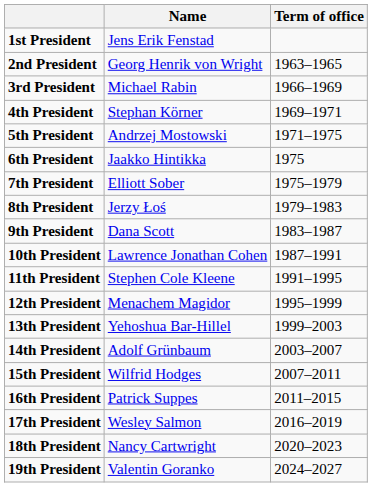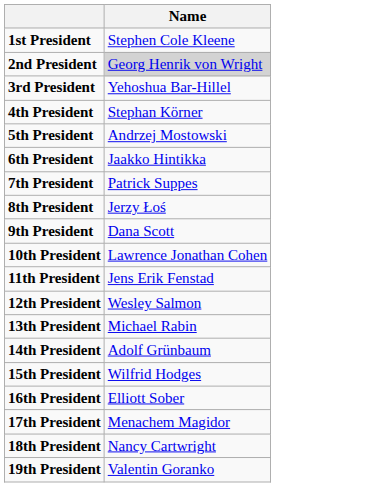- column: (319, 16)
(161, 40) Jens Erik Fenstad -> (171, 40) Stephen Cole Kleene
(185, 64) no background -> (185, 64) lightgrey background
(152, 87) Michael Rabin -> (169, 87) Yehoshua Bar-Hillel
(146, 183) Elliott Sober -> (153, 183) Patrick Suppes
(171, 278) Stephen Cole Kleene -> (161, 278) Jens Erik Fenstad
(169, 302) Menachem Magidor -> (155, 302) Wesley Salmon
(169, 326) Yehoshua Bar-Hillel -> (152, 326) Michael Rabin
(153, 398) Patrick Suppes -> (146, 398) Elliott Sober
(155, 421) Wesley Salmon -> (169, 421) Menachem Magidor
